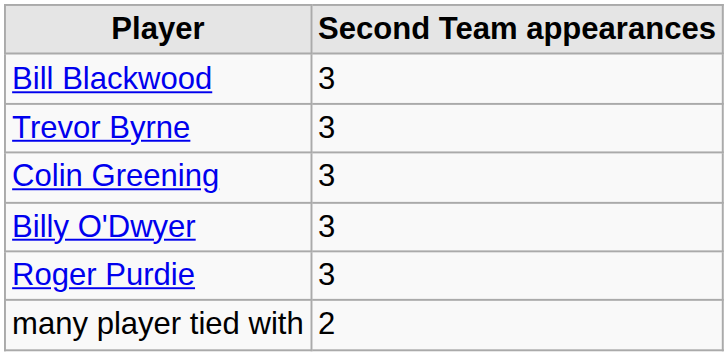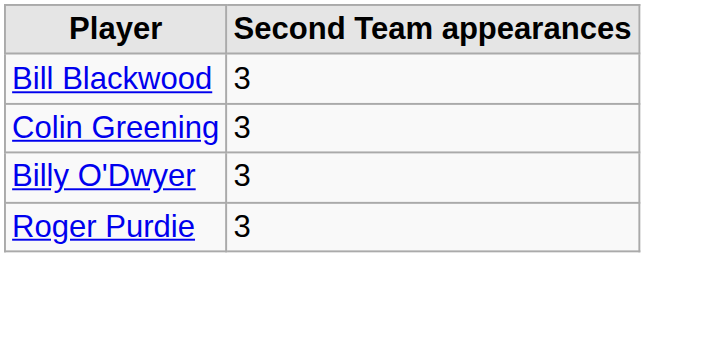- row: (101, 127)
- row: (158, 324)
